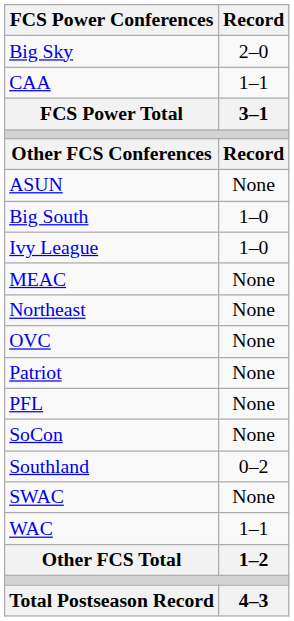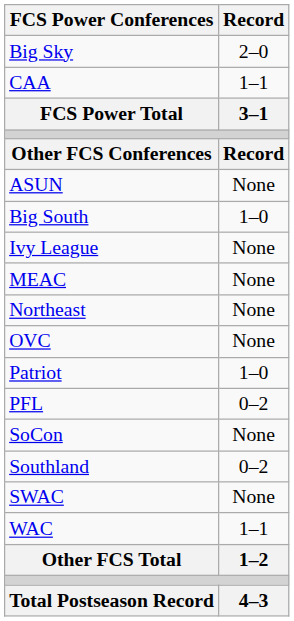(254, 247) 1–0 -> (254, 247) None
(254, 372) None -> (254, 372) 1–0
(254, 403) None -> (254, 403) 0–2
